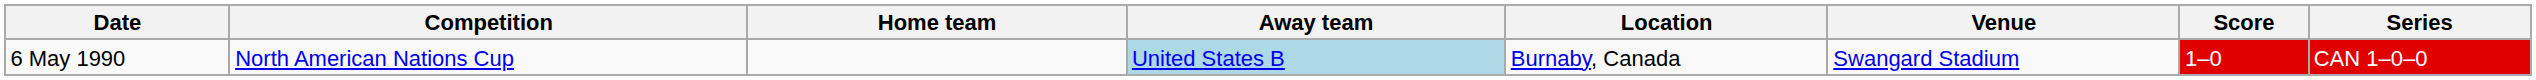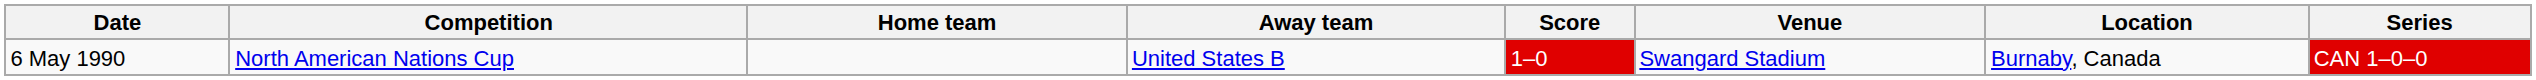columns swapped: (2244, 22) <-> (1667, 22)
(1208, 57) lightblue background -> (1208, 57) no background
